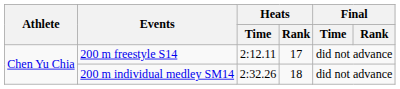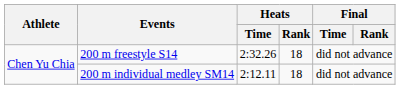(258, 54) 2:12.11 -> (258, 54) 2:32.26
(296, 54) 17 -> (296, 54) 18
(258, 74) 2:32.26 -> (258, 74) 2:12.11
